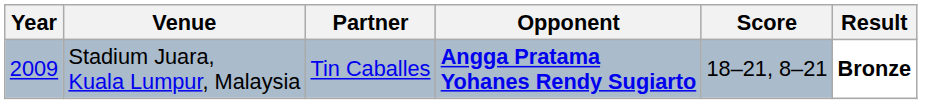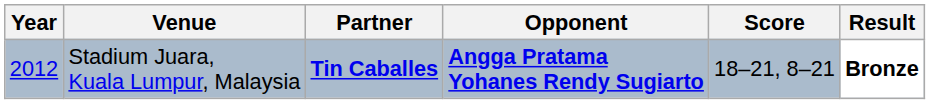(34, 69) 2009 -> (34, 69) 2012
(370, 69) normal -> (374, 69) bold
